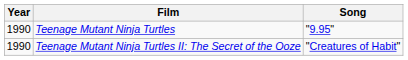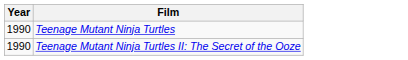- column: (353, 13)
